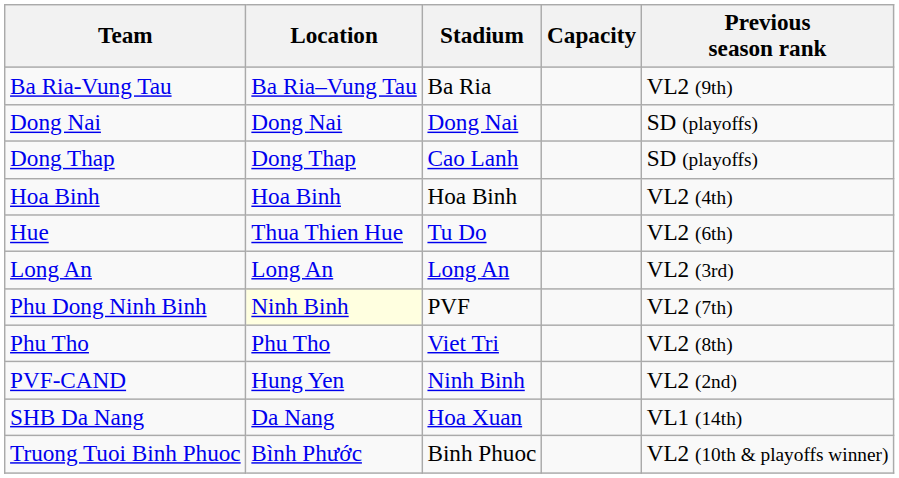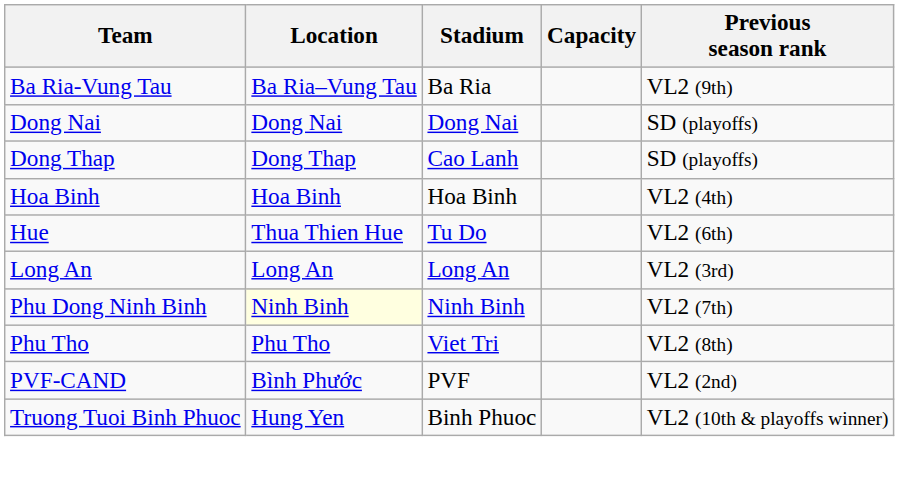(449, 306) PVF -> (476, 306) Ninh Binh
(298, 380) Hung Yen -> (307, 380) Bình Phước
(476, 380) Ninh Binh -> (449, 380) PVF
- row: (77, 416)
(307, 453) Bình Phước -> (298, 416) Hung Yen
